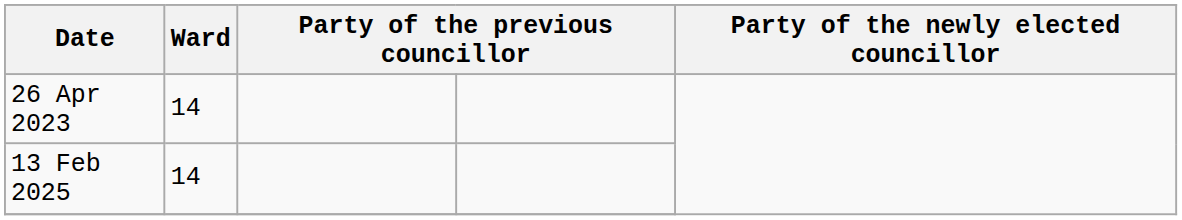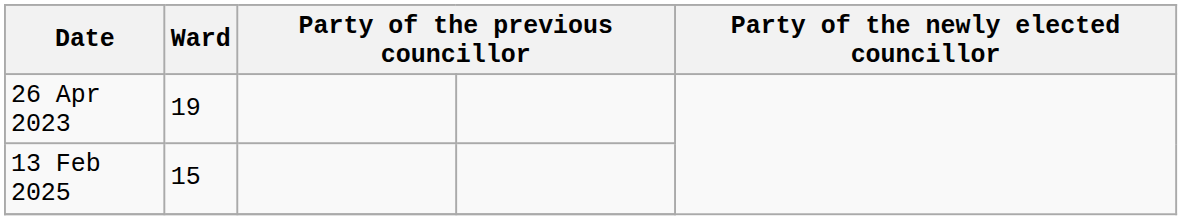(186, 109) 14 -> (186, 109) 19
(186, 179) 14 -> (186, 179) 15
